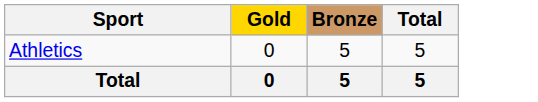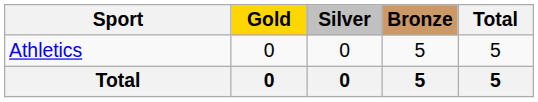+ column: (345, 19)
